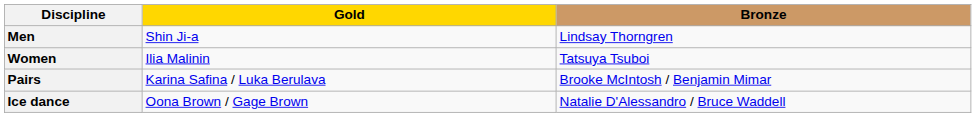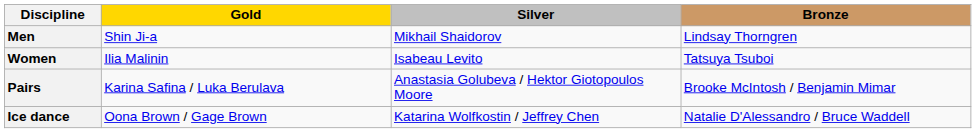+ column: (536, 15)
